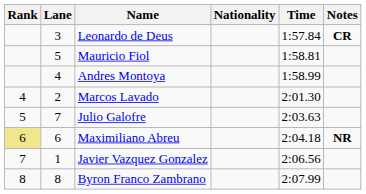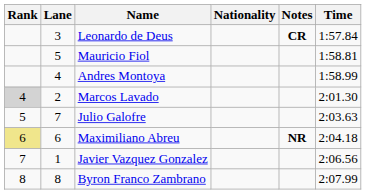columns swapped: (301, 14) <-> (342, 14)
(23, 96) no background -> (23, 96) lightgrey background
